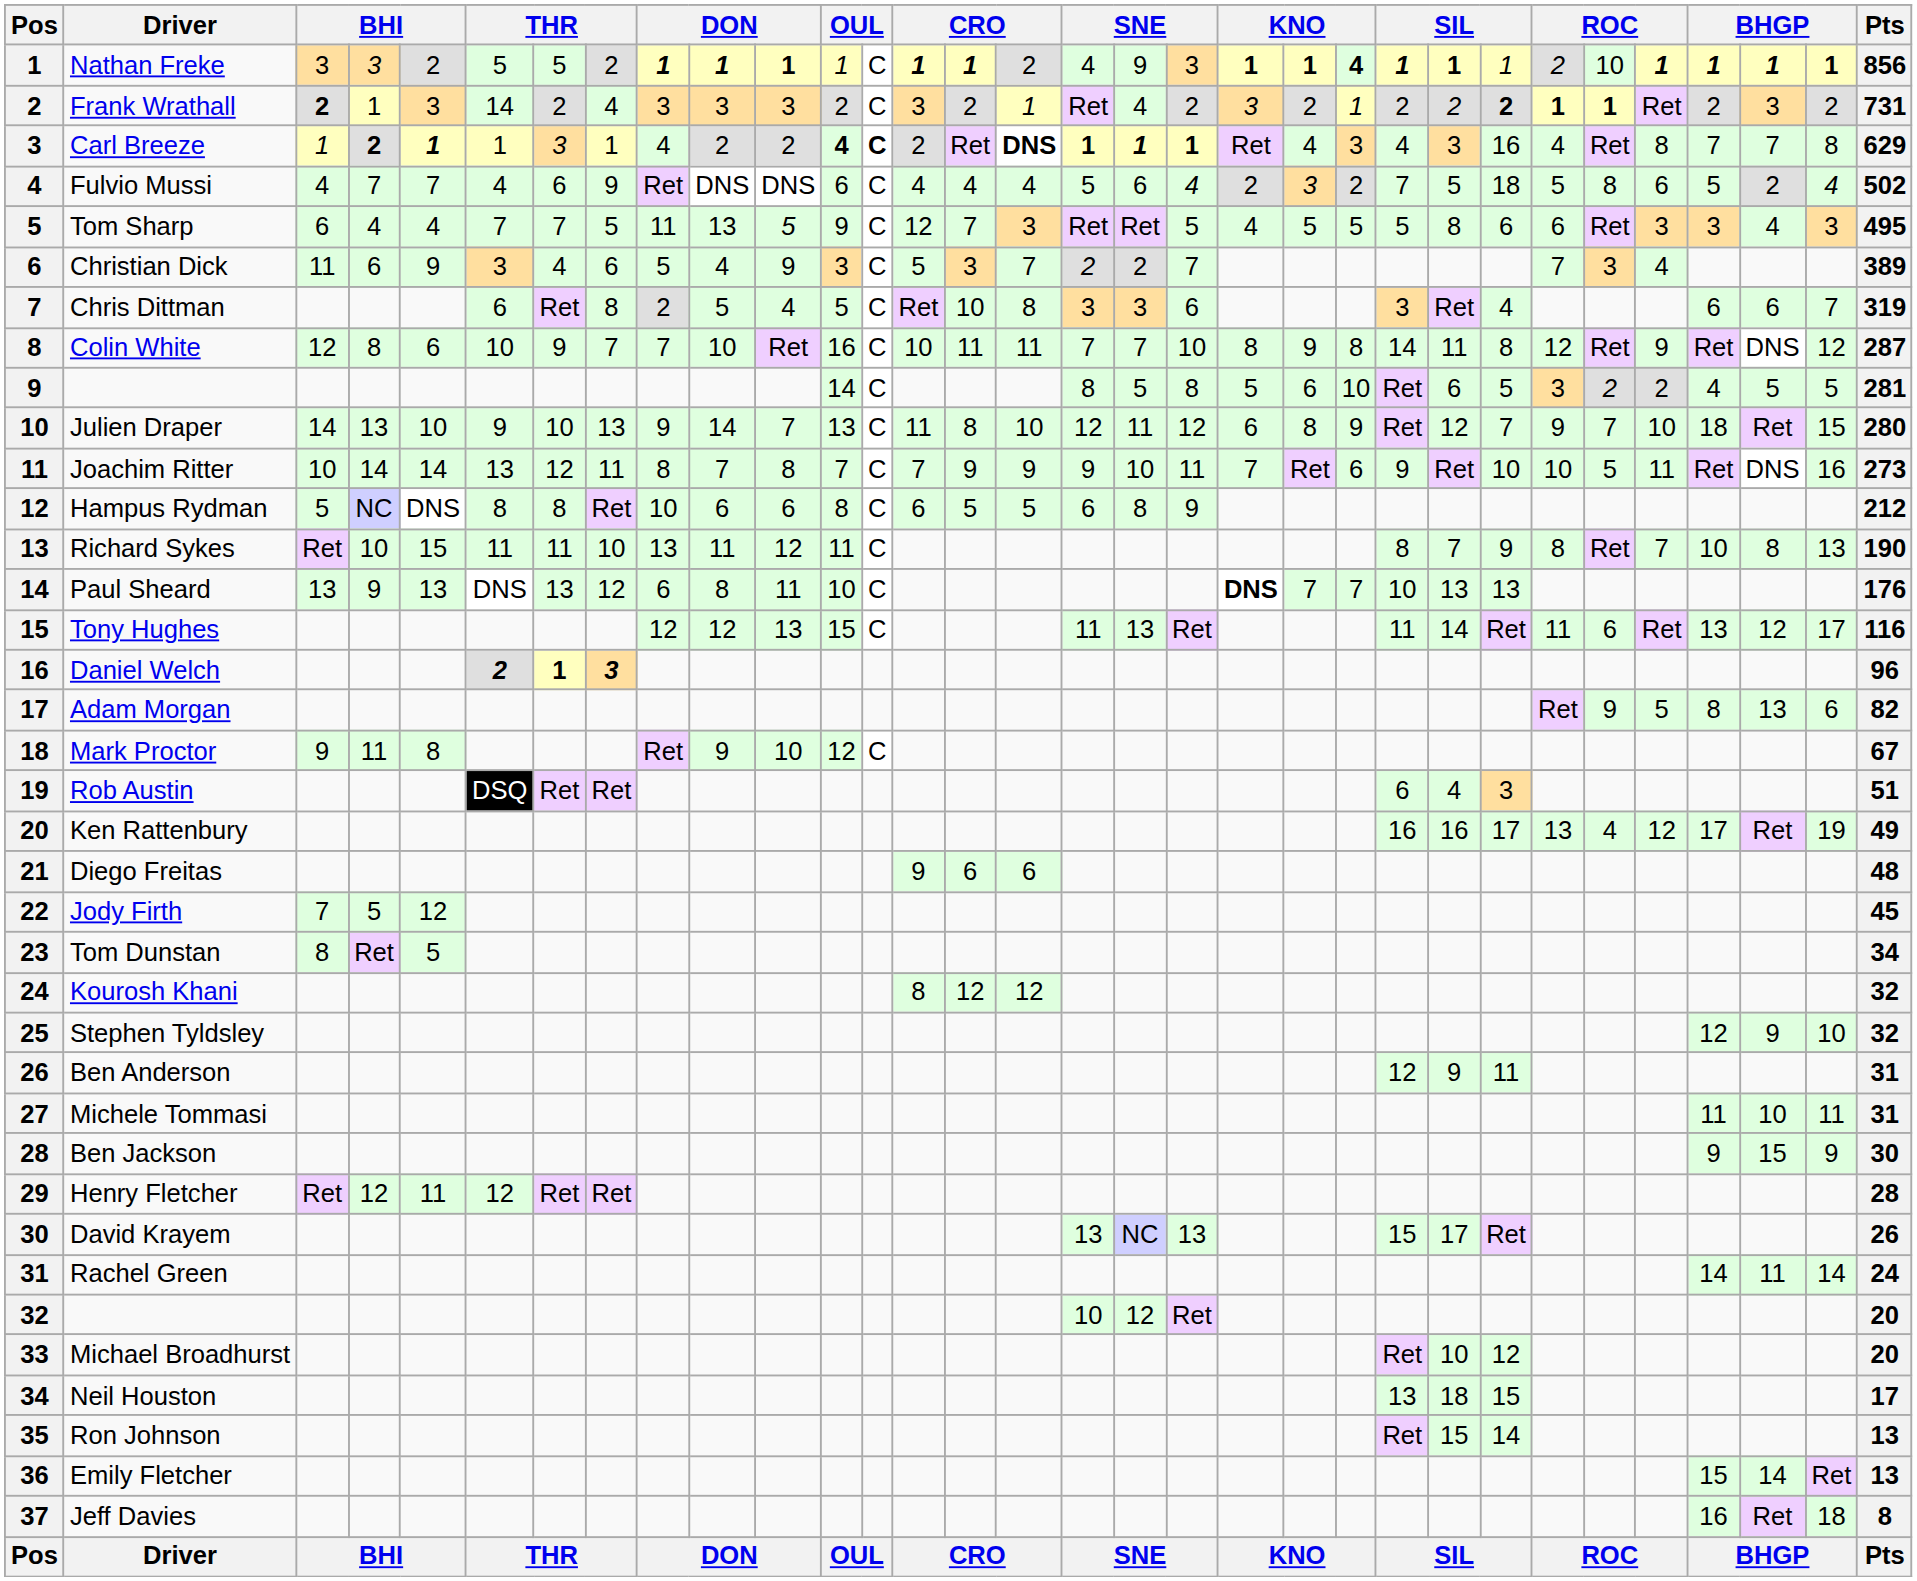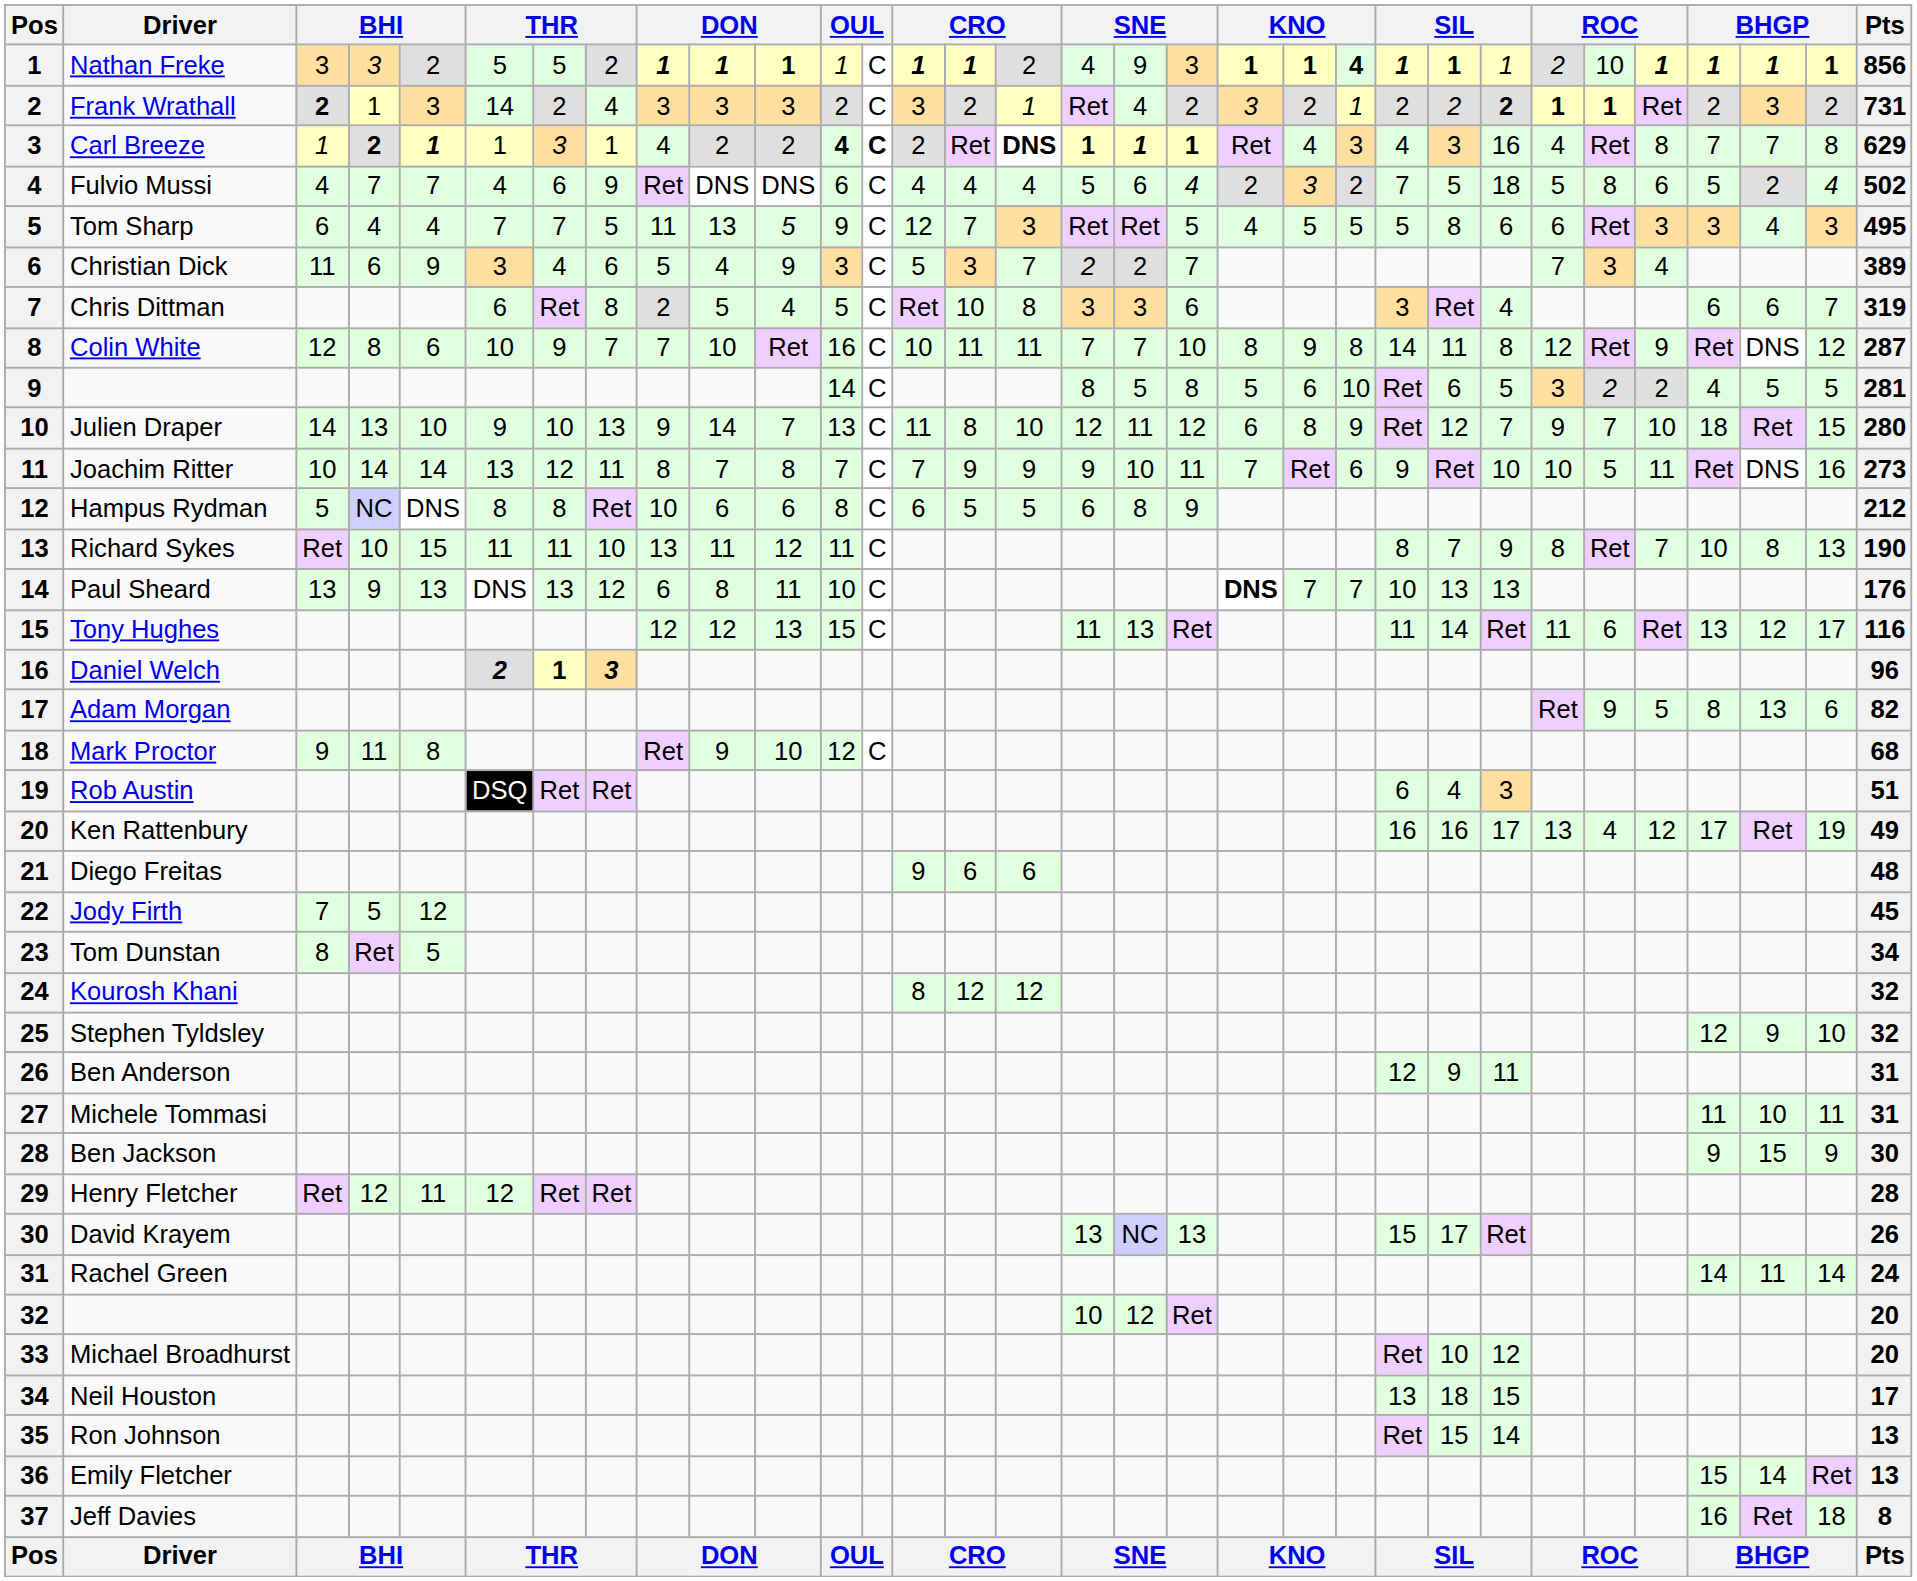(1885, 750) 67 -> (1885, 750) 68
